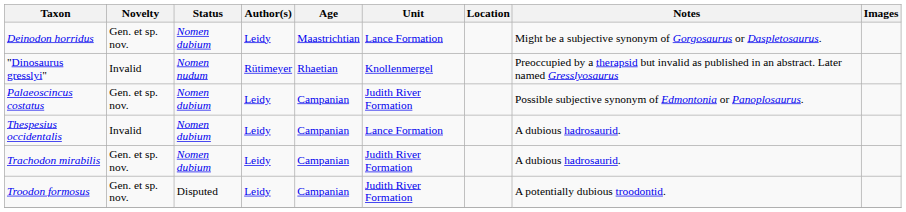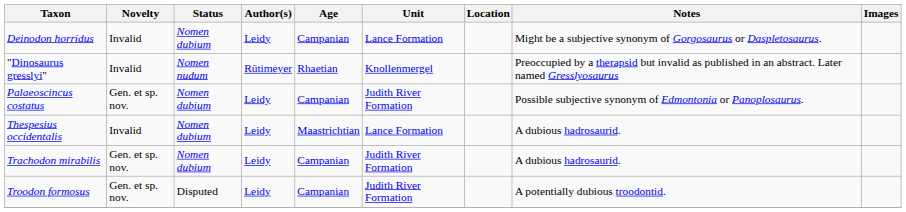(134, 37) Gen. et sp. nov. -> (125, 37) Invalid
(329, 37) Maastrichtian -> (323, 37) Campanian
(323, 130) Campanian -> (329, 130) Maastrichtian
